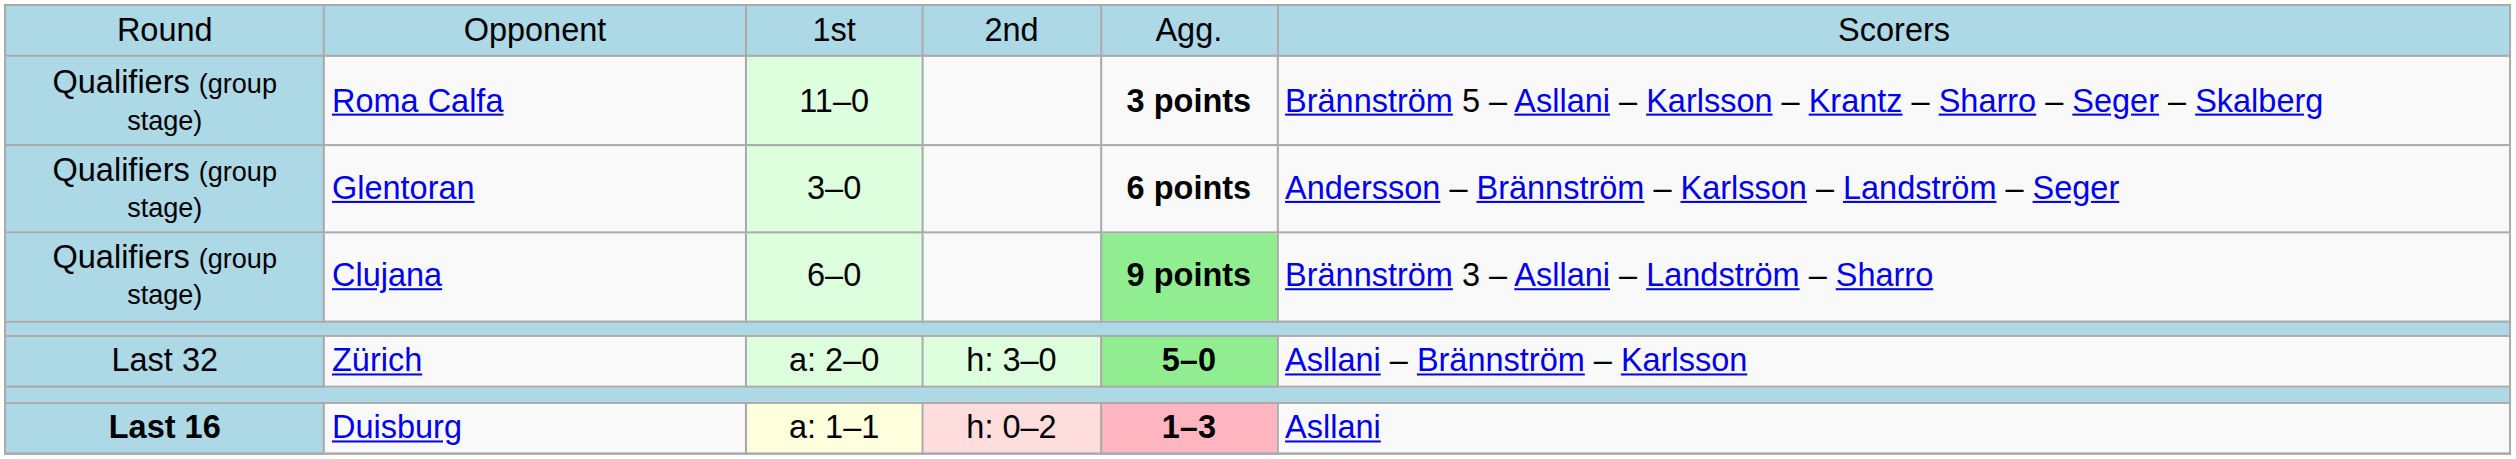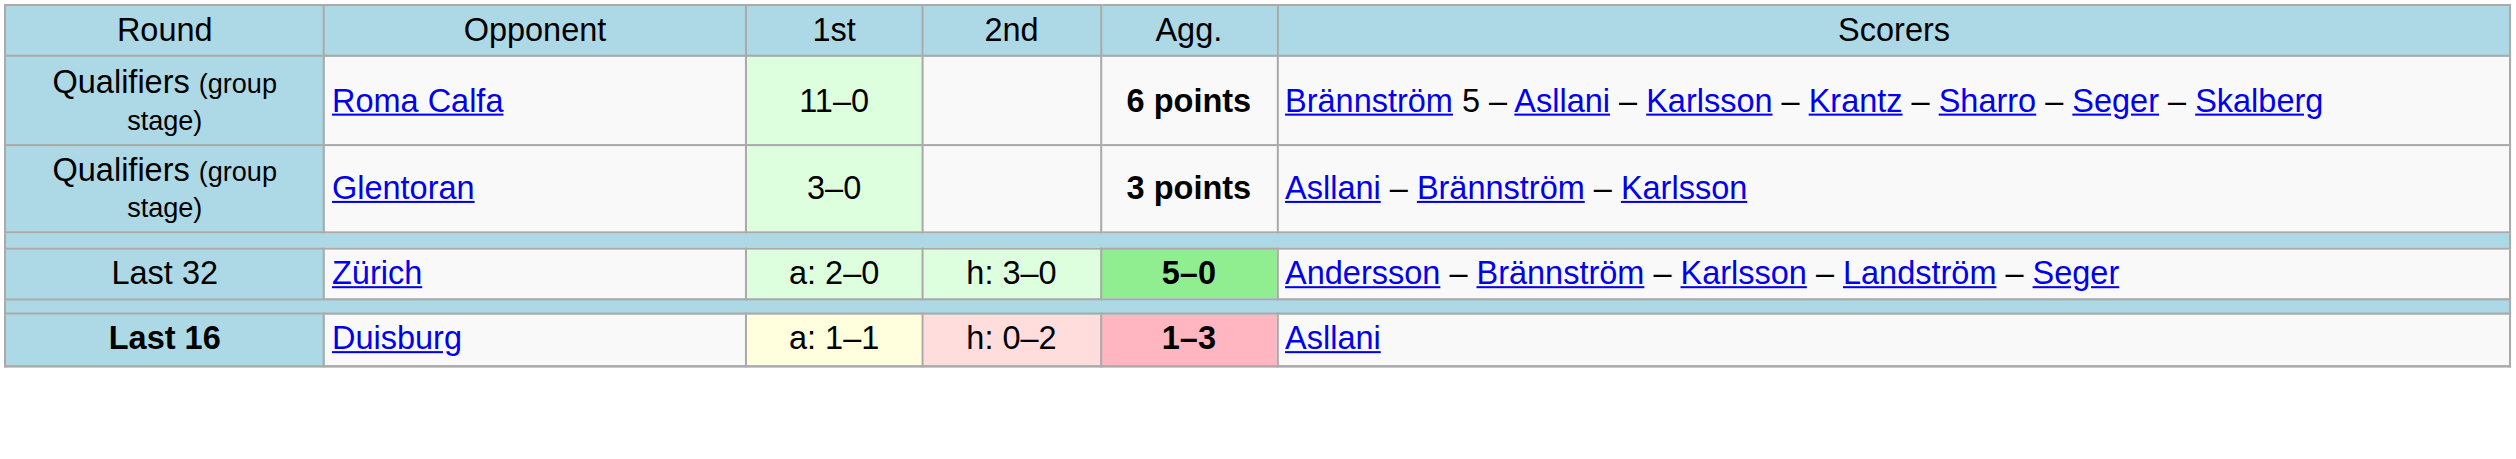(1189, 100) 3 points -> (1189, 100) 6 points
(1189, 188) 6 points -> (1189, 188) 3 points
(1702, 188) Andersson – Brännström – Karlsson – Landström – Seger -> (1516, 188) Asllani – Brännström – Karlsson
- row: (387, 276)
(1516, 360) Asllani – Brännström – Karlsson -> (1702, 272) Andersson – Brännström – Karlsson – Landström – Seger
